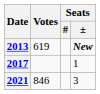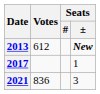(41, 47) 619 -> (41, 47) 612
(41, 81) 846 -> (41, 81) 836
